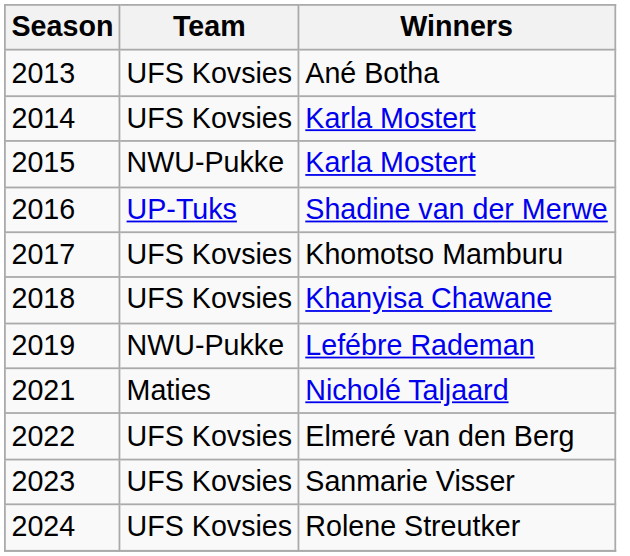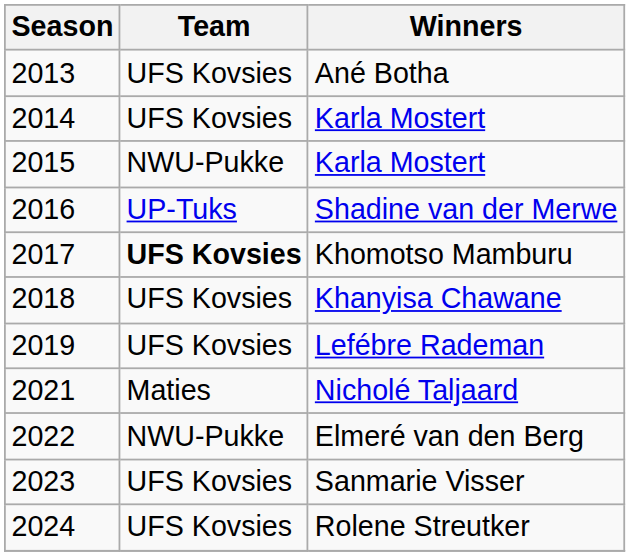(209, 254) normal -> (214, 254) bold
(205, 345) NWU-Pukke -> (209, 345) UFS Kovsies
(209, 436) UFS Kovsies -> (205, 436) NWU-Pukke
